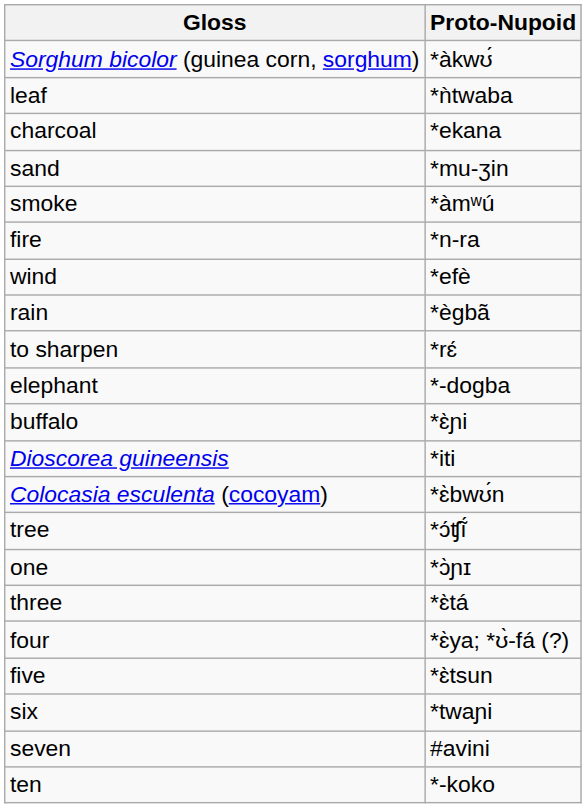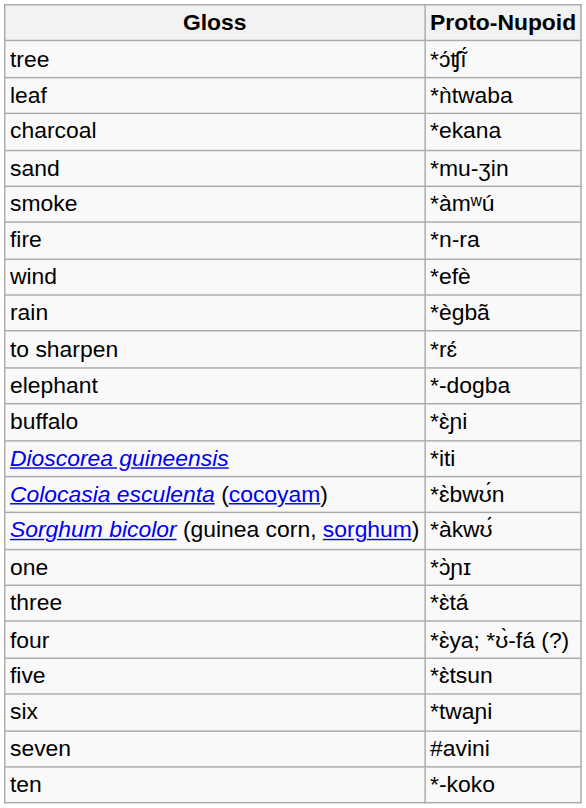rows swapped: (30, 530) <-> (215, 58)
